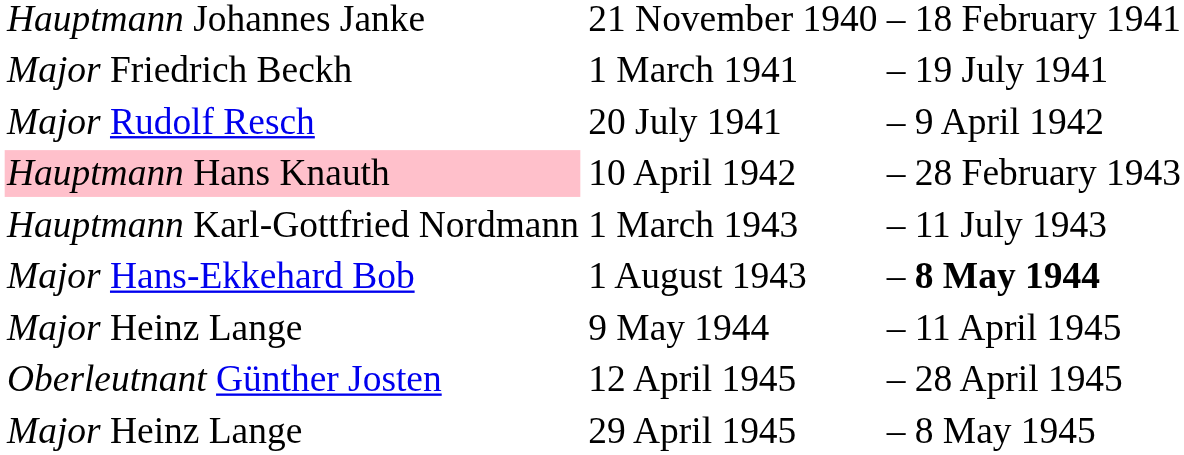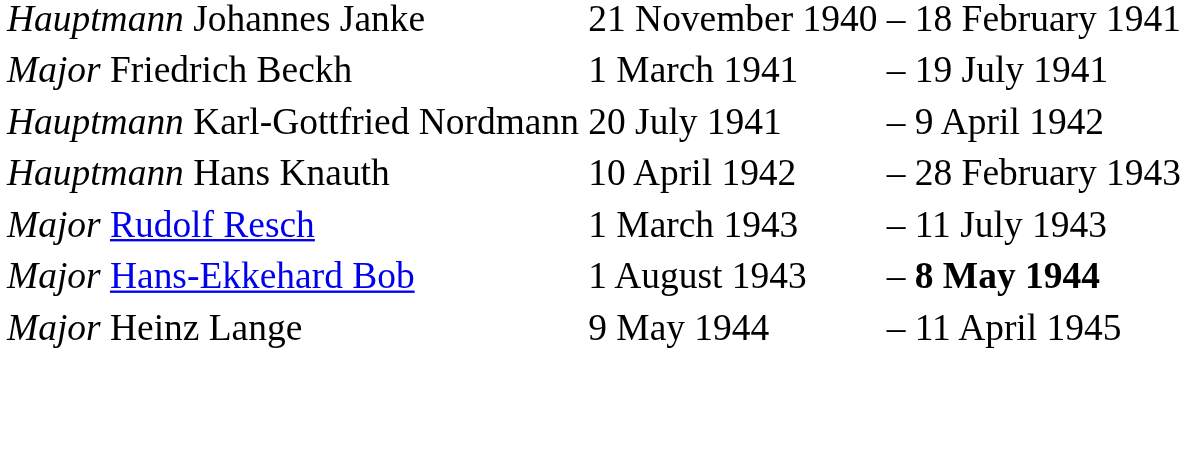(161, 121) Major Rudolf Resch -> (293, 121) Hauptmann Karl-Gottfried Nordmann
(198, 172) pink background -> (198, 172) no background
(293, 224) Hauptmann Karl-Gottfried Nordmann -> (161, 224) Major Rudolf Resch
- row: (692, 378)
- row: (692, 430)
